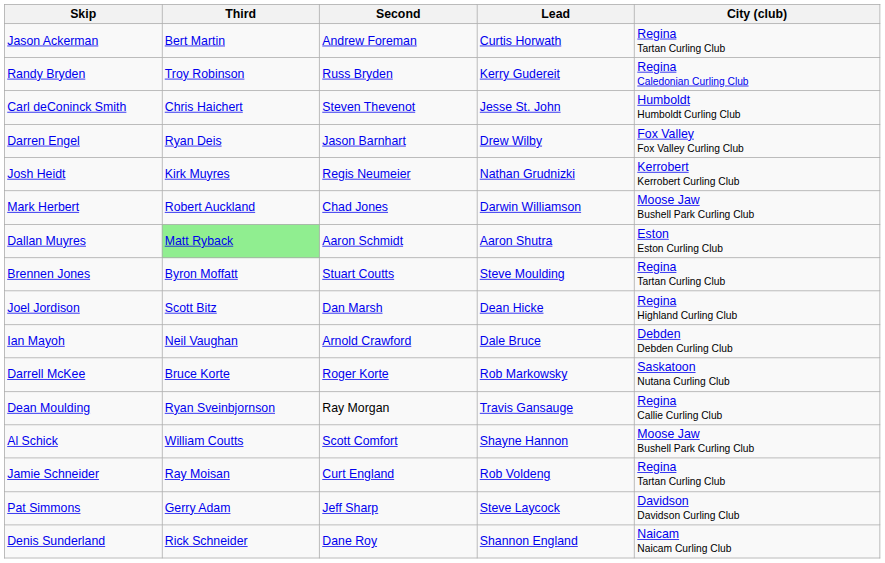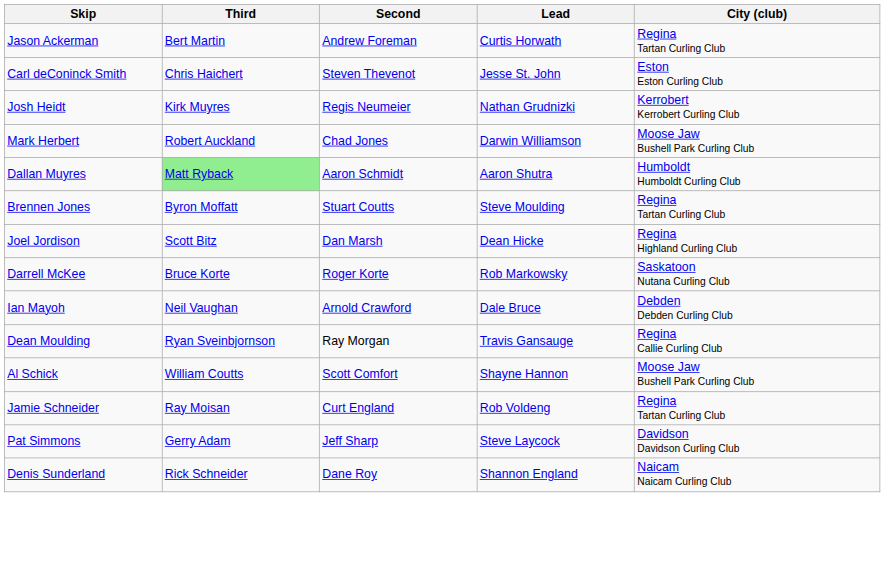- row: (46, 74)
(689, 107) Humboldt Humboldt Curling Club -> (680, 74) Eston Eston Curling Club
- row: (44, 140)
(680, 241) Eston Eston Curling Club -> (689, 174) Humboldt Humboldt Curling Club
rows swapped: (36, 341) <-> (46, 374)
